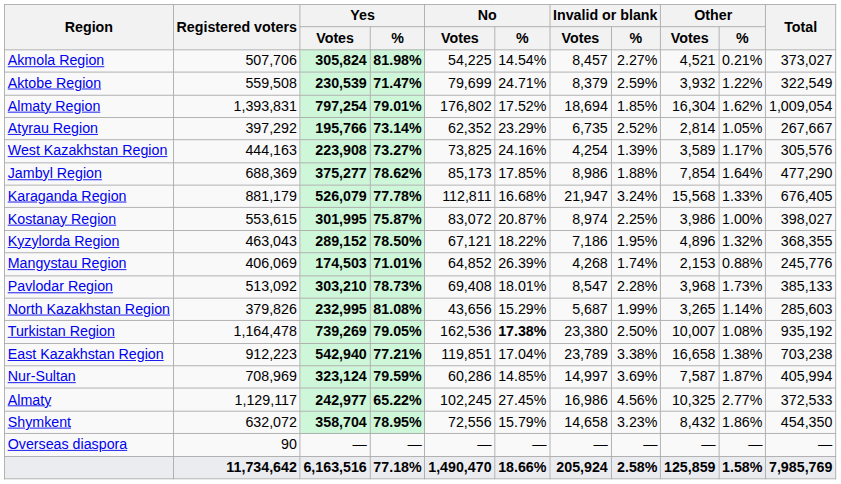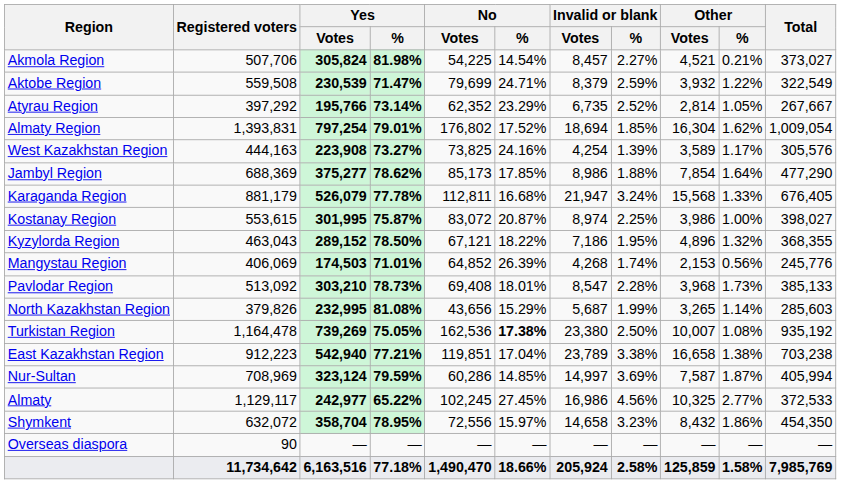rows swapped: (54, 106) <-> (53, 128)
(742, 264) 0.88% -> (742, 264) 0.56%
(397, 331) 79.05% -> (397, 331) 75.05%
(522, 422) 15.79% -> (522, 422) 15.97%
